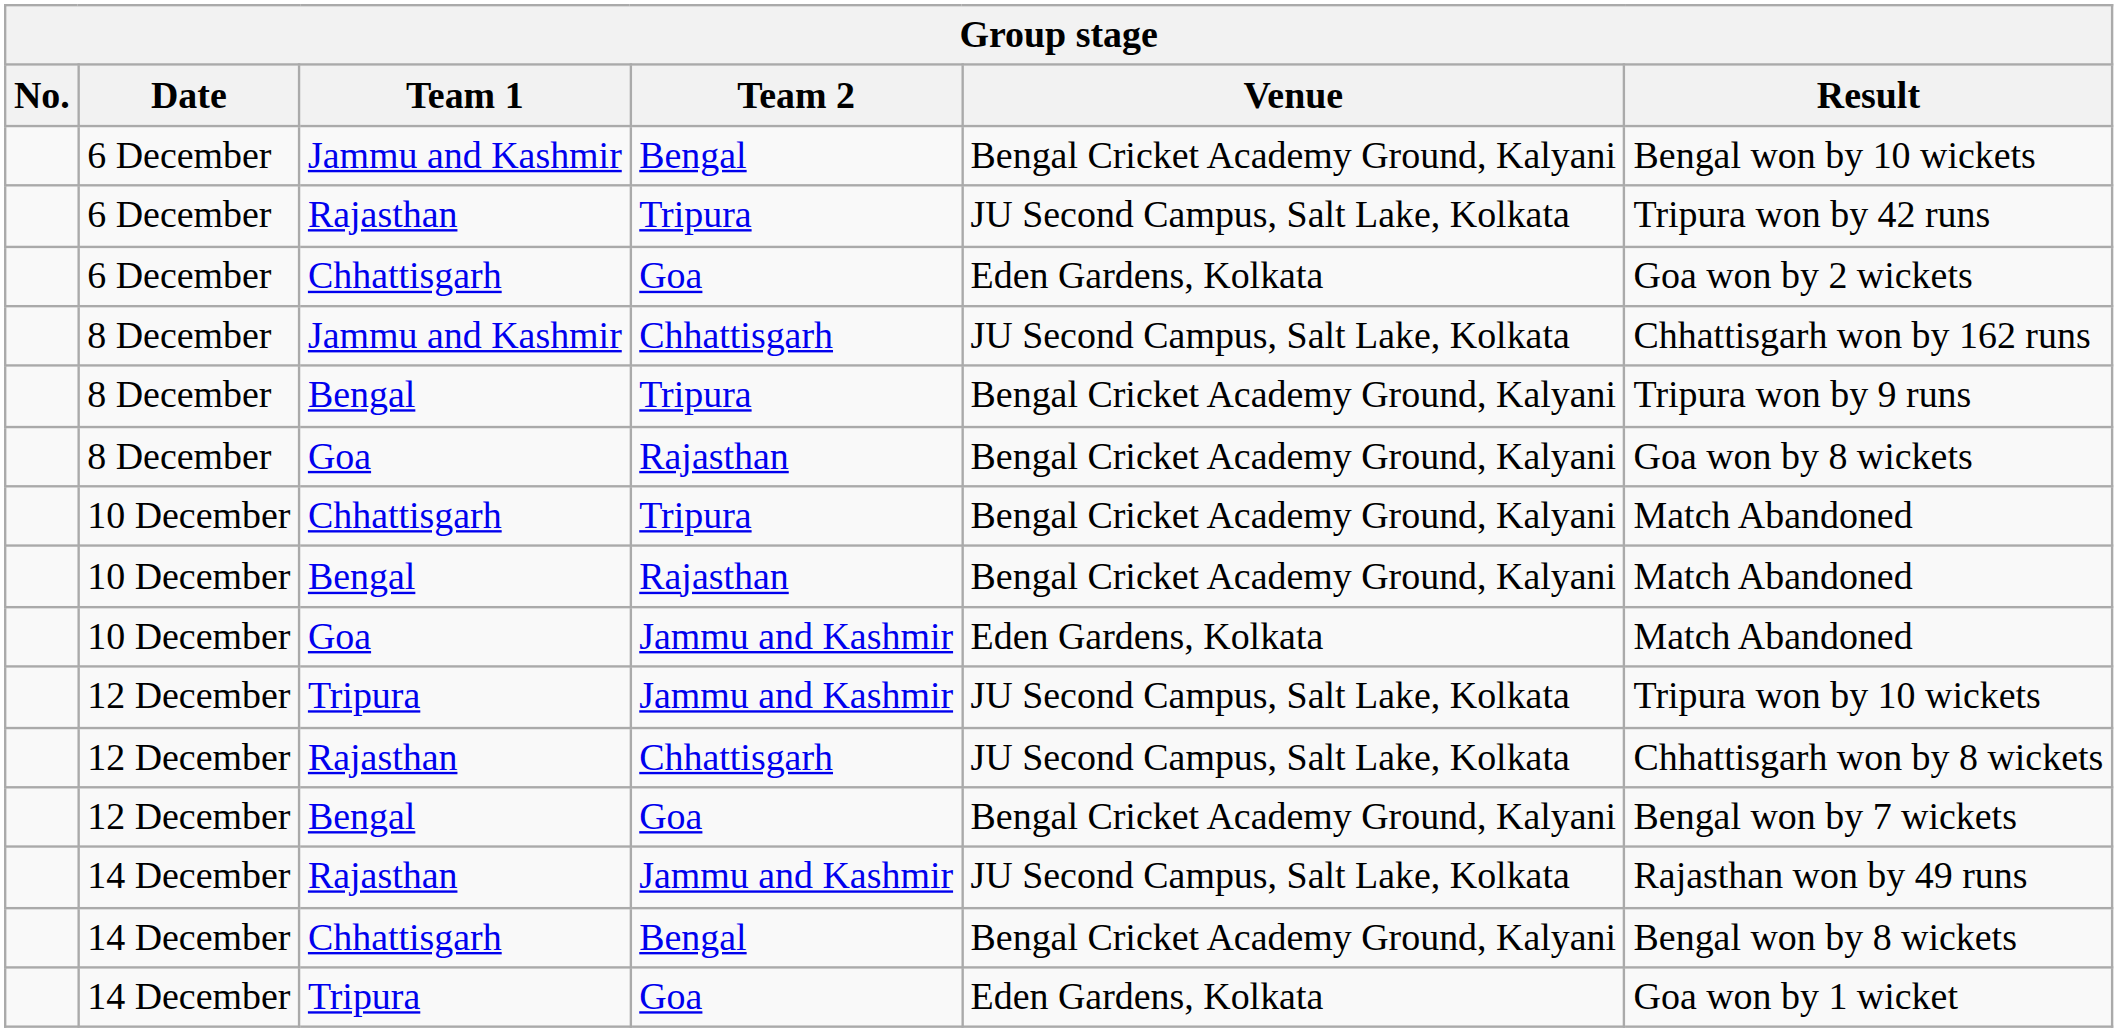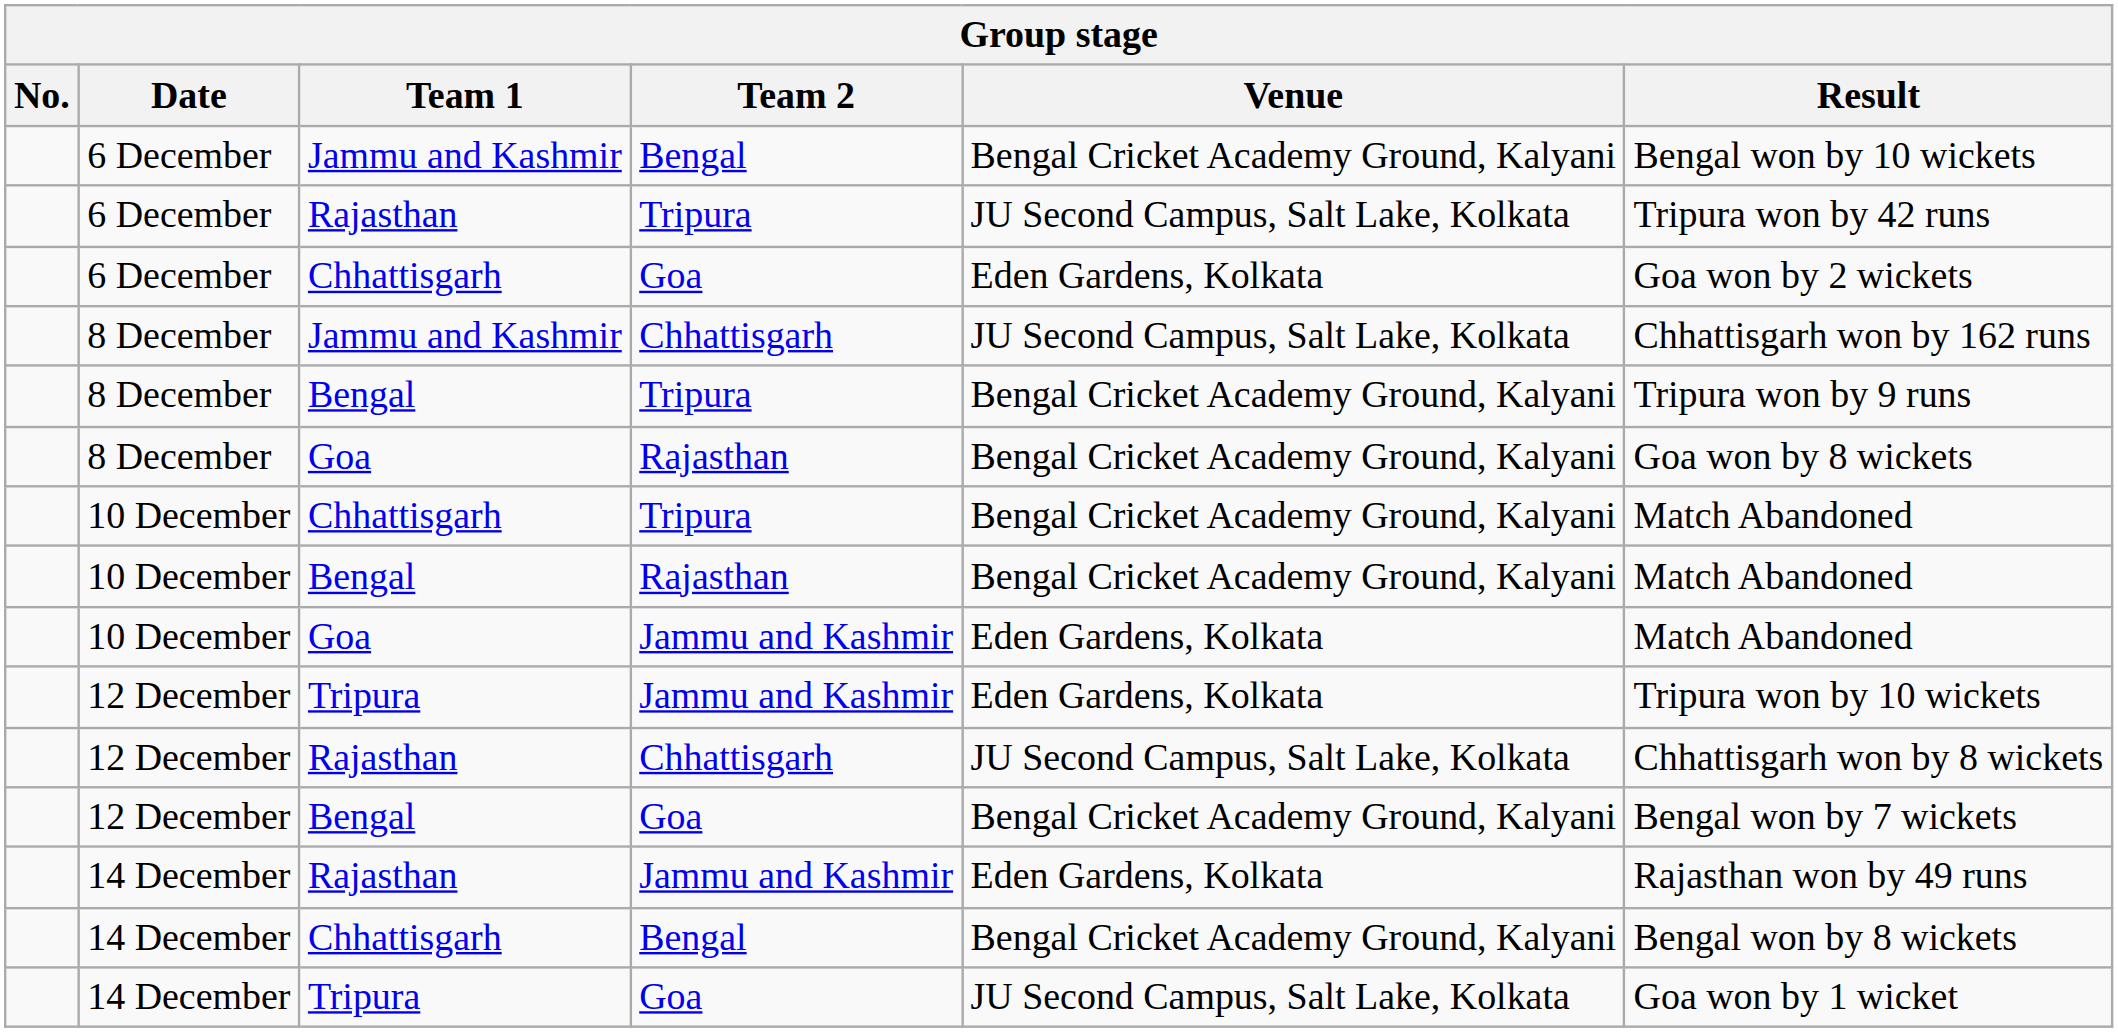(1270, 696) JU Second Campus, Salt Lake, Kolkata -> (1147, 696) Eden Gardens, Kolkata
(1270, 876) JU Second Campus, Salt Lake, Kolkata -> (1147, 876) Eden Gardens, Kolkata
(1147, 996) Eden Gardens, Kolkata -> (1270, 996) JU Second Campus, Salt Lake, Kolkata
